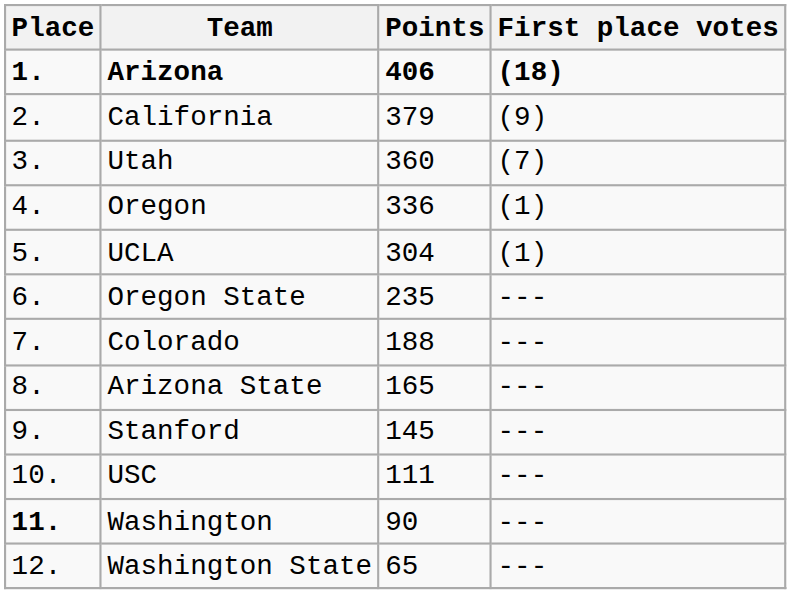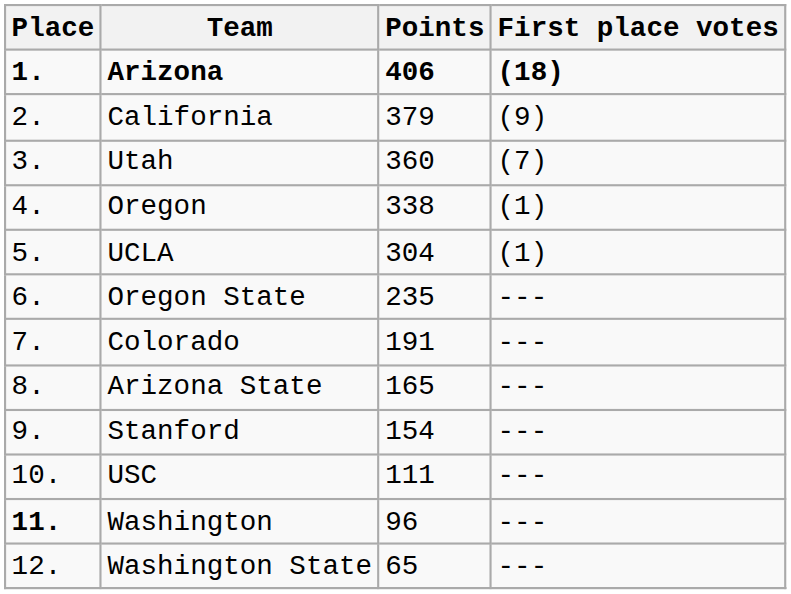(410, 207) 336 -> (410, 207) 338
(410, 342) 188 -> (410, 342) 191
(410, 432) 145 -> (410, 432) 154
(402, 522) 90 -> (402, 522) 96
